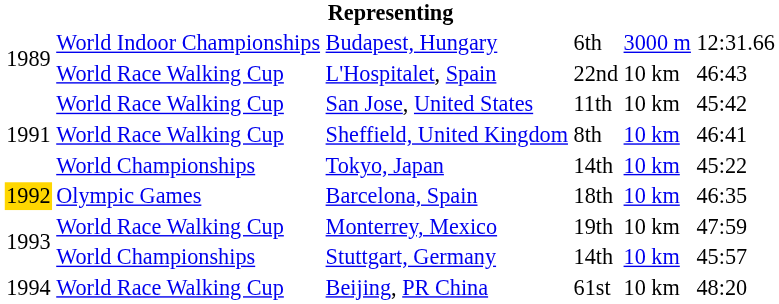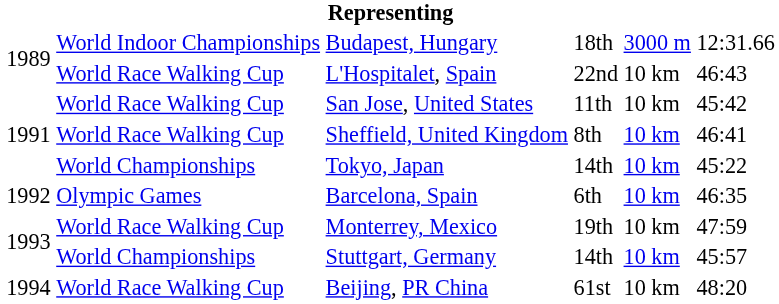(588, 43) 6th -> (593, 43) 18th
(28, 195) gold background -> (28, 195) no background
(593, 195) 18th -> (588, 195) 6th
